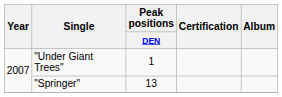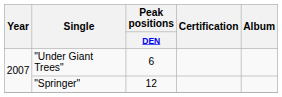(151, 62) 1 -> (151, 62) 6
(151, 84) 13 -> (151, 84) 12
